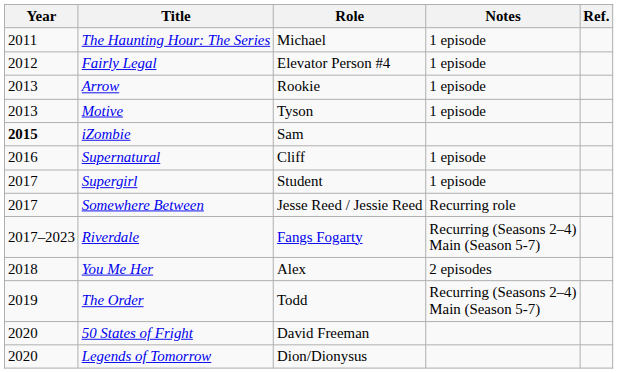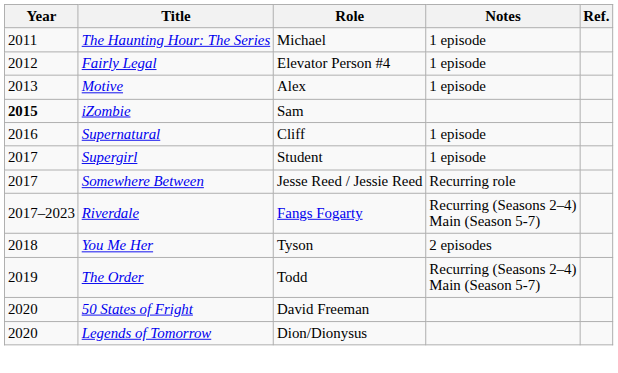- row: (100, 87)
(295, 110) Tyson -> (292, 87) Alex
(292, 269) Alex -> (295, 245) Tyson
